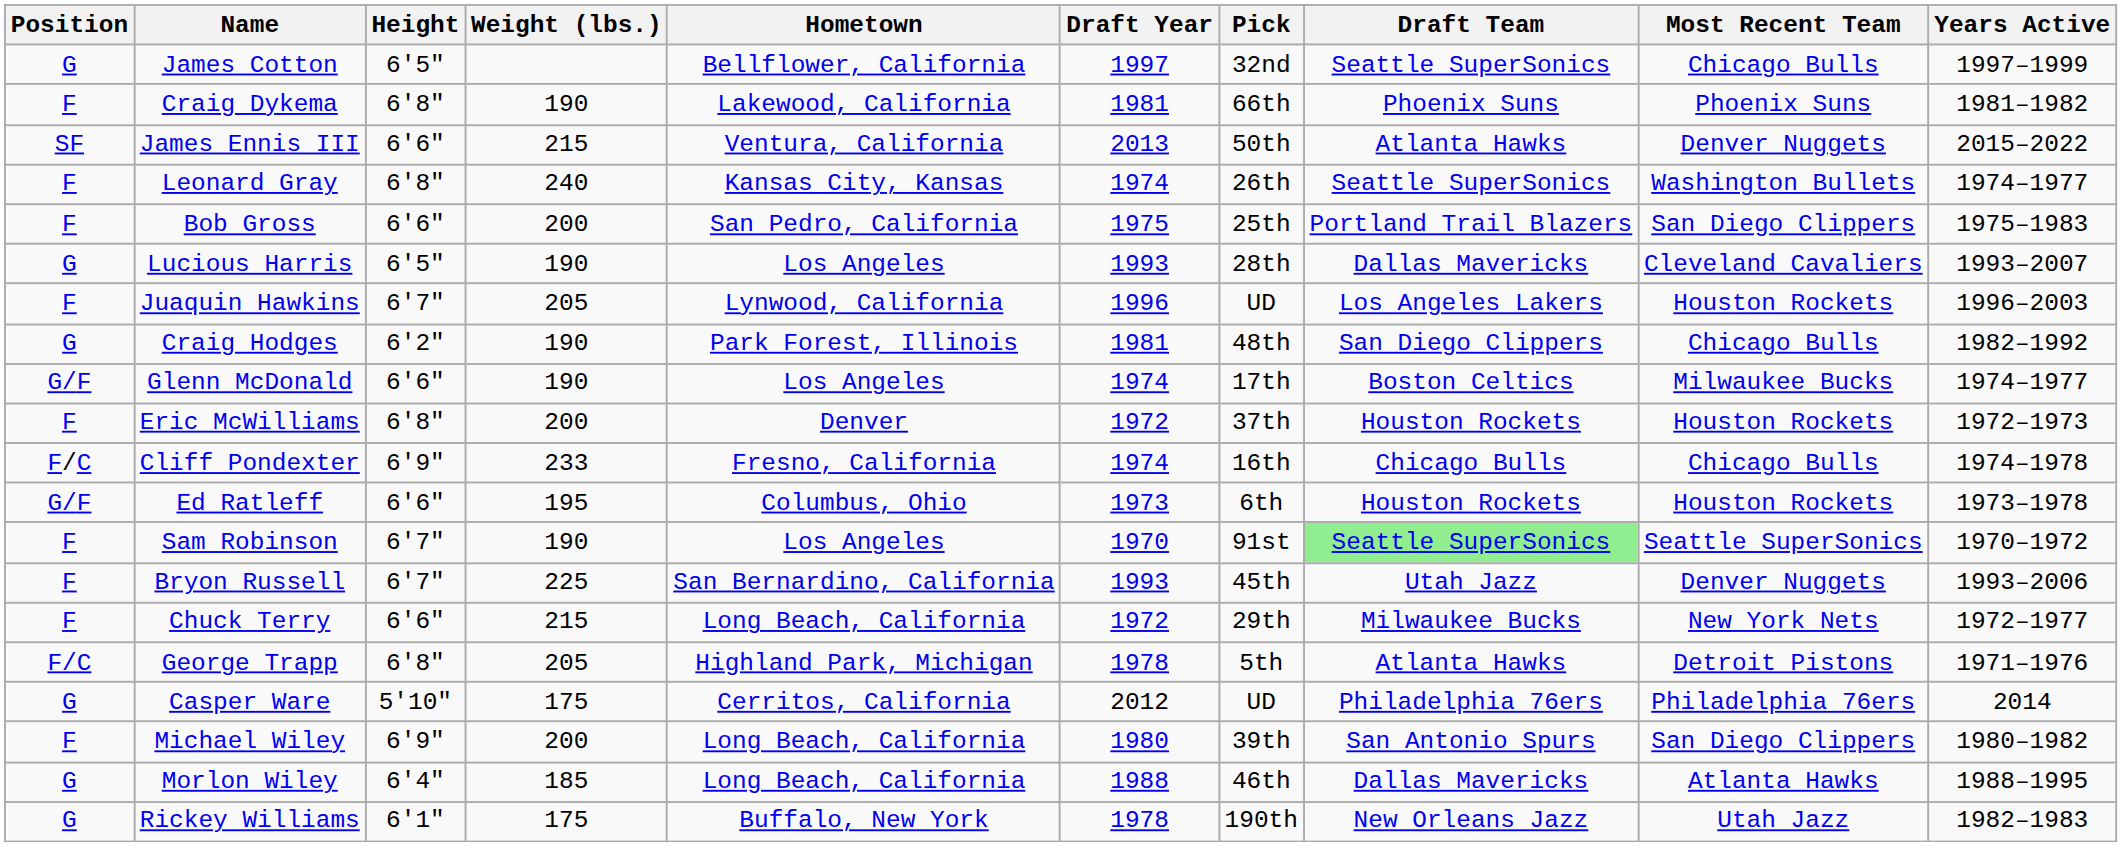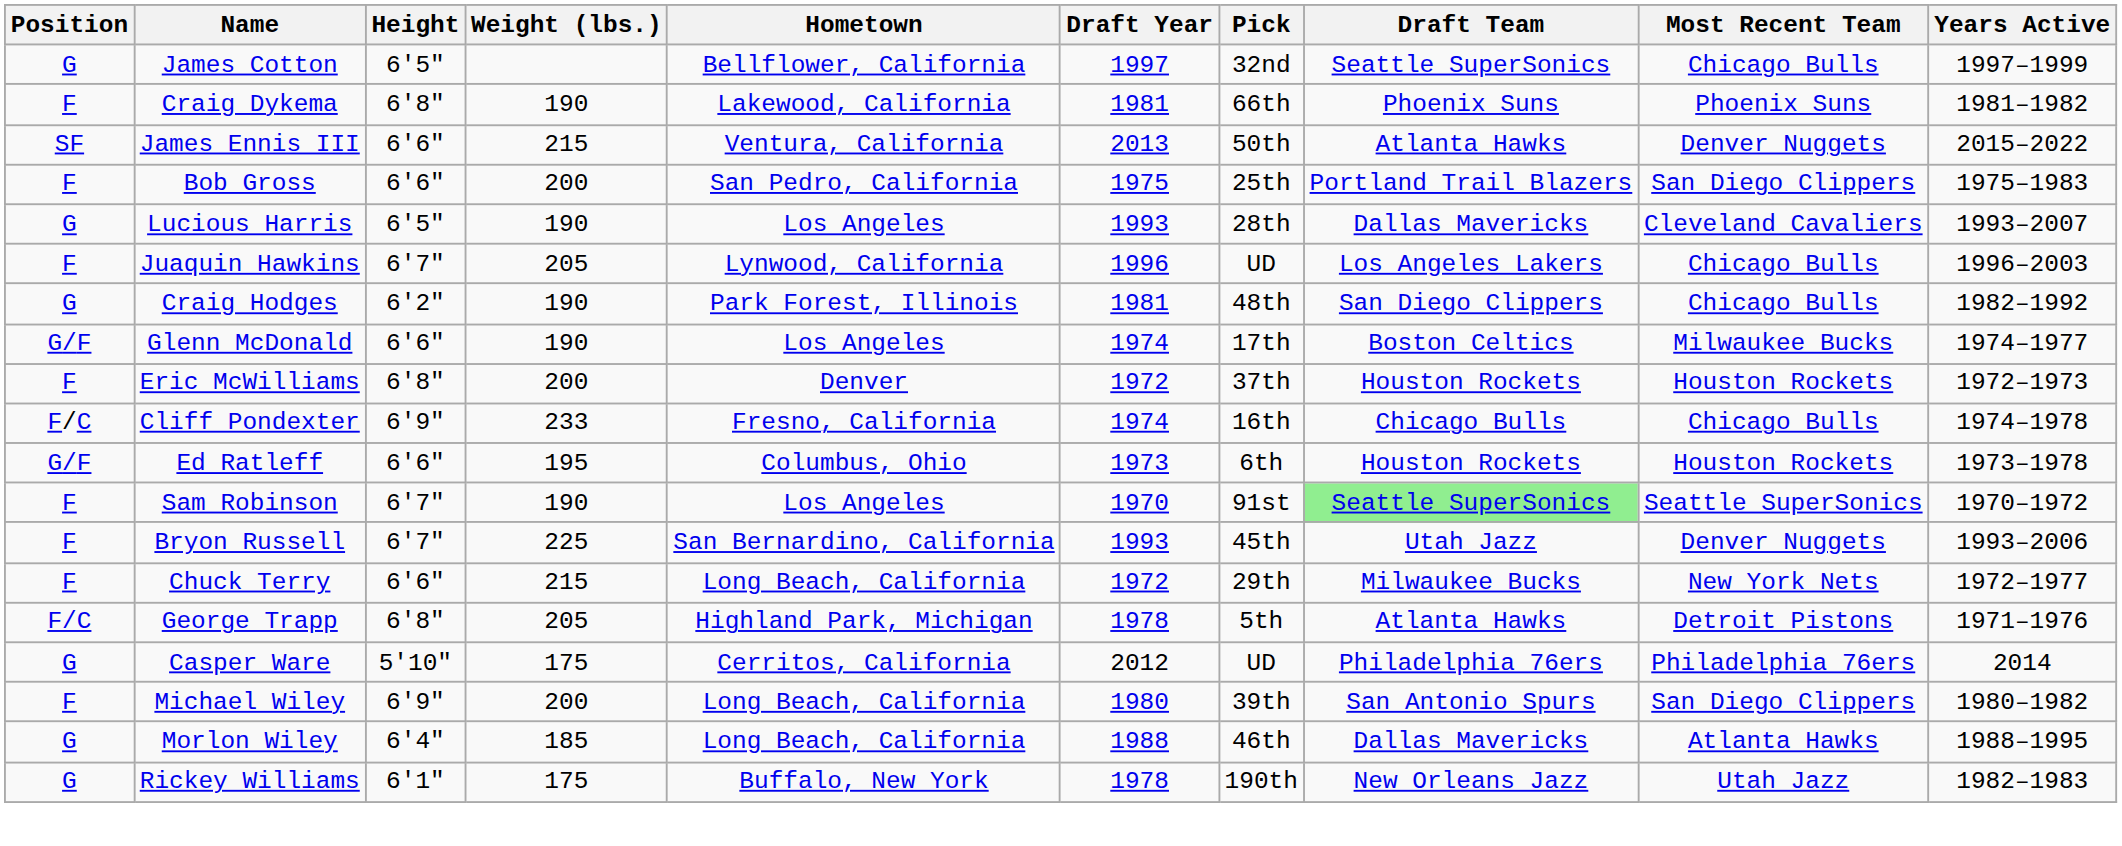- row: (250, 184)
(1783, 304) Houston Rockets -> (1783, 264) Chicago Bulls
